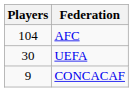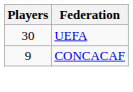- row: (67, 35)
